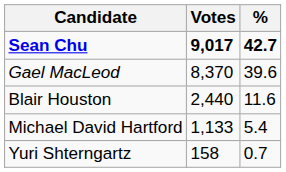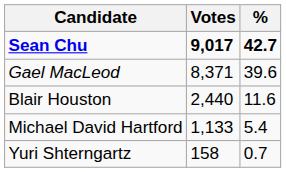(212, 72) 8,370 -> (212, 72) 8,371
